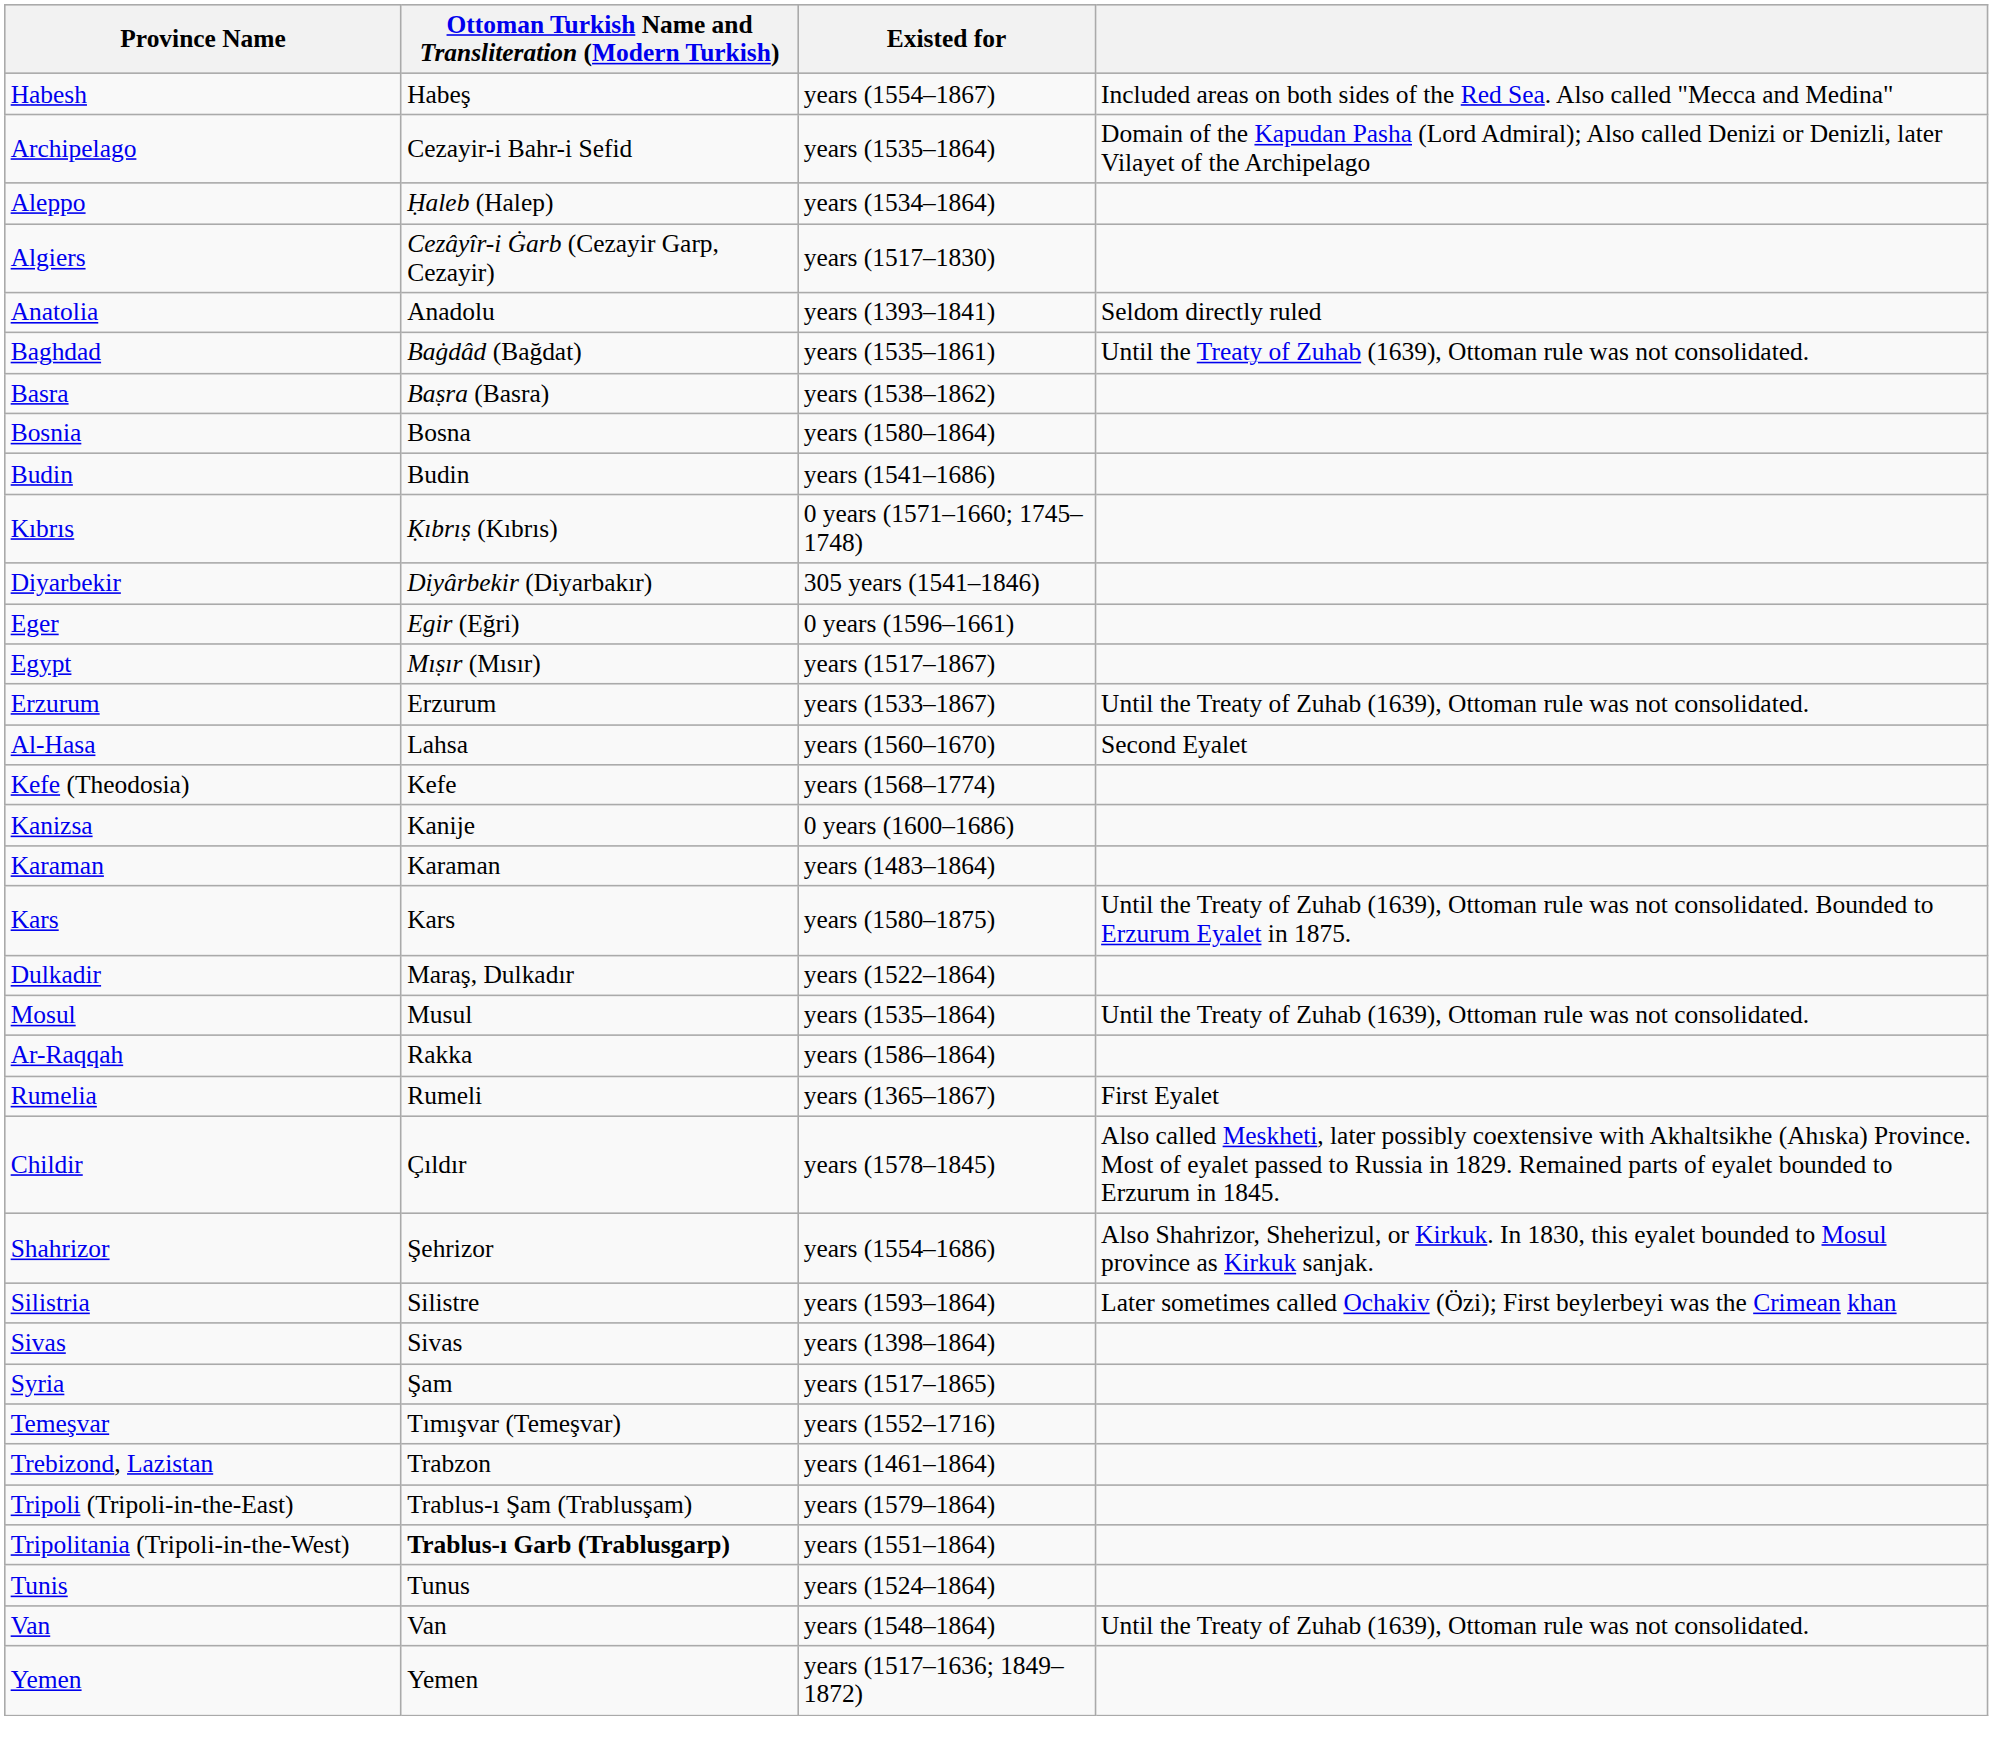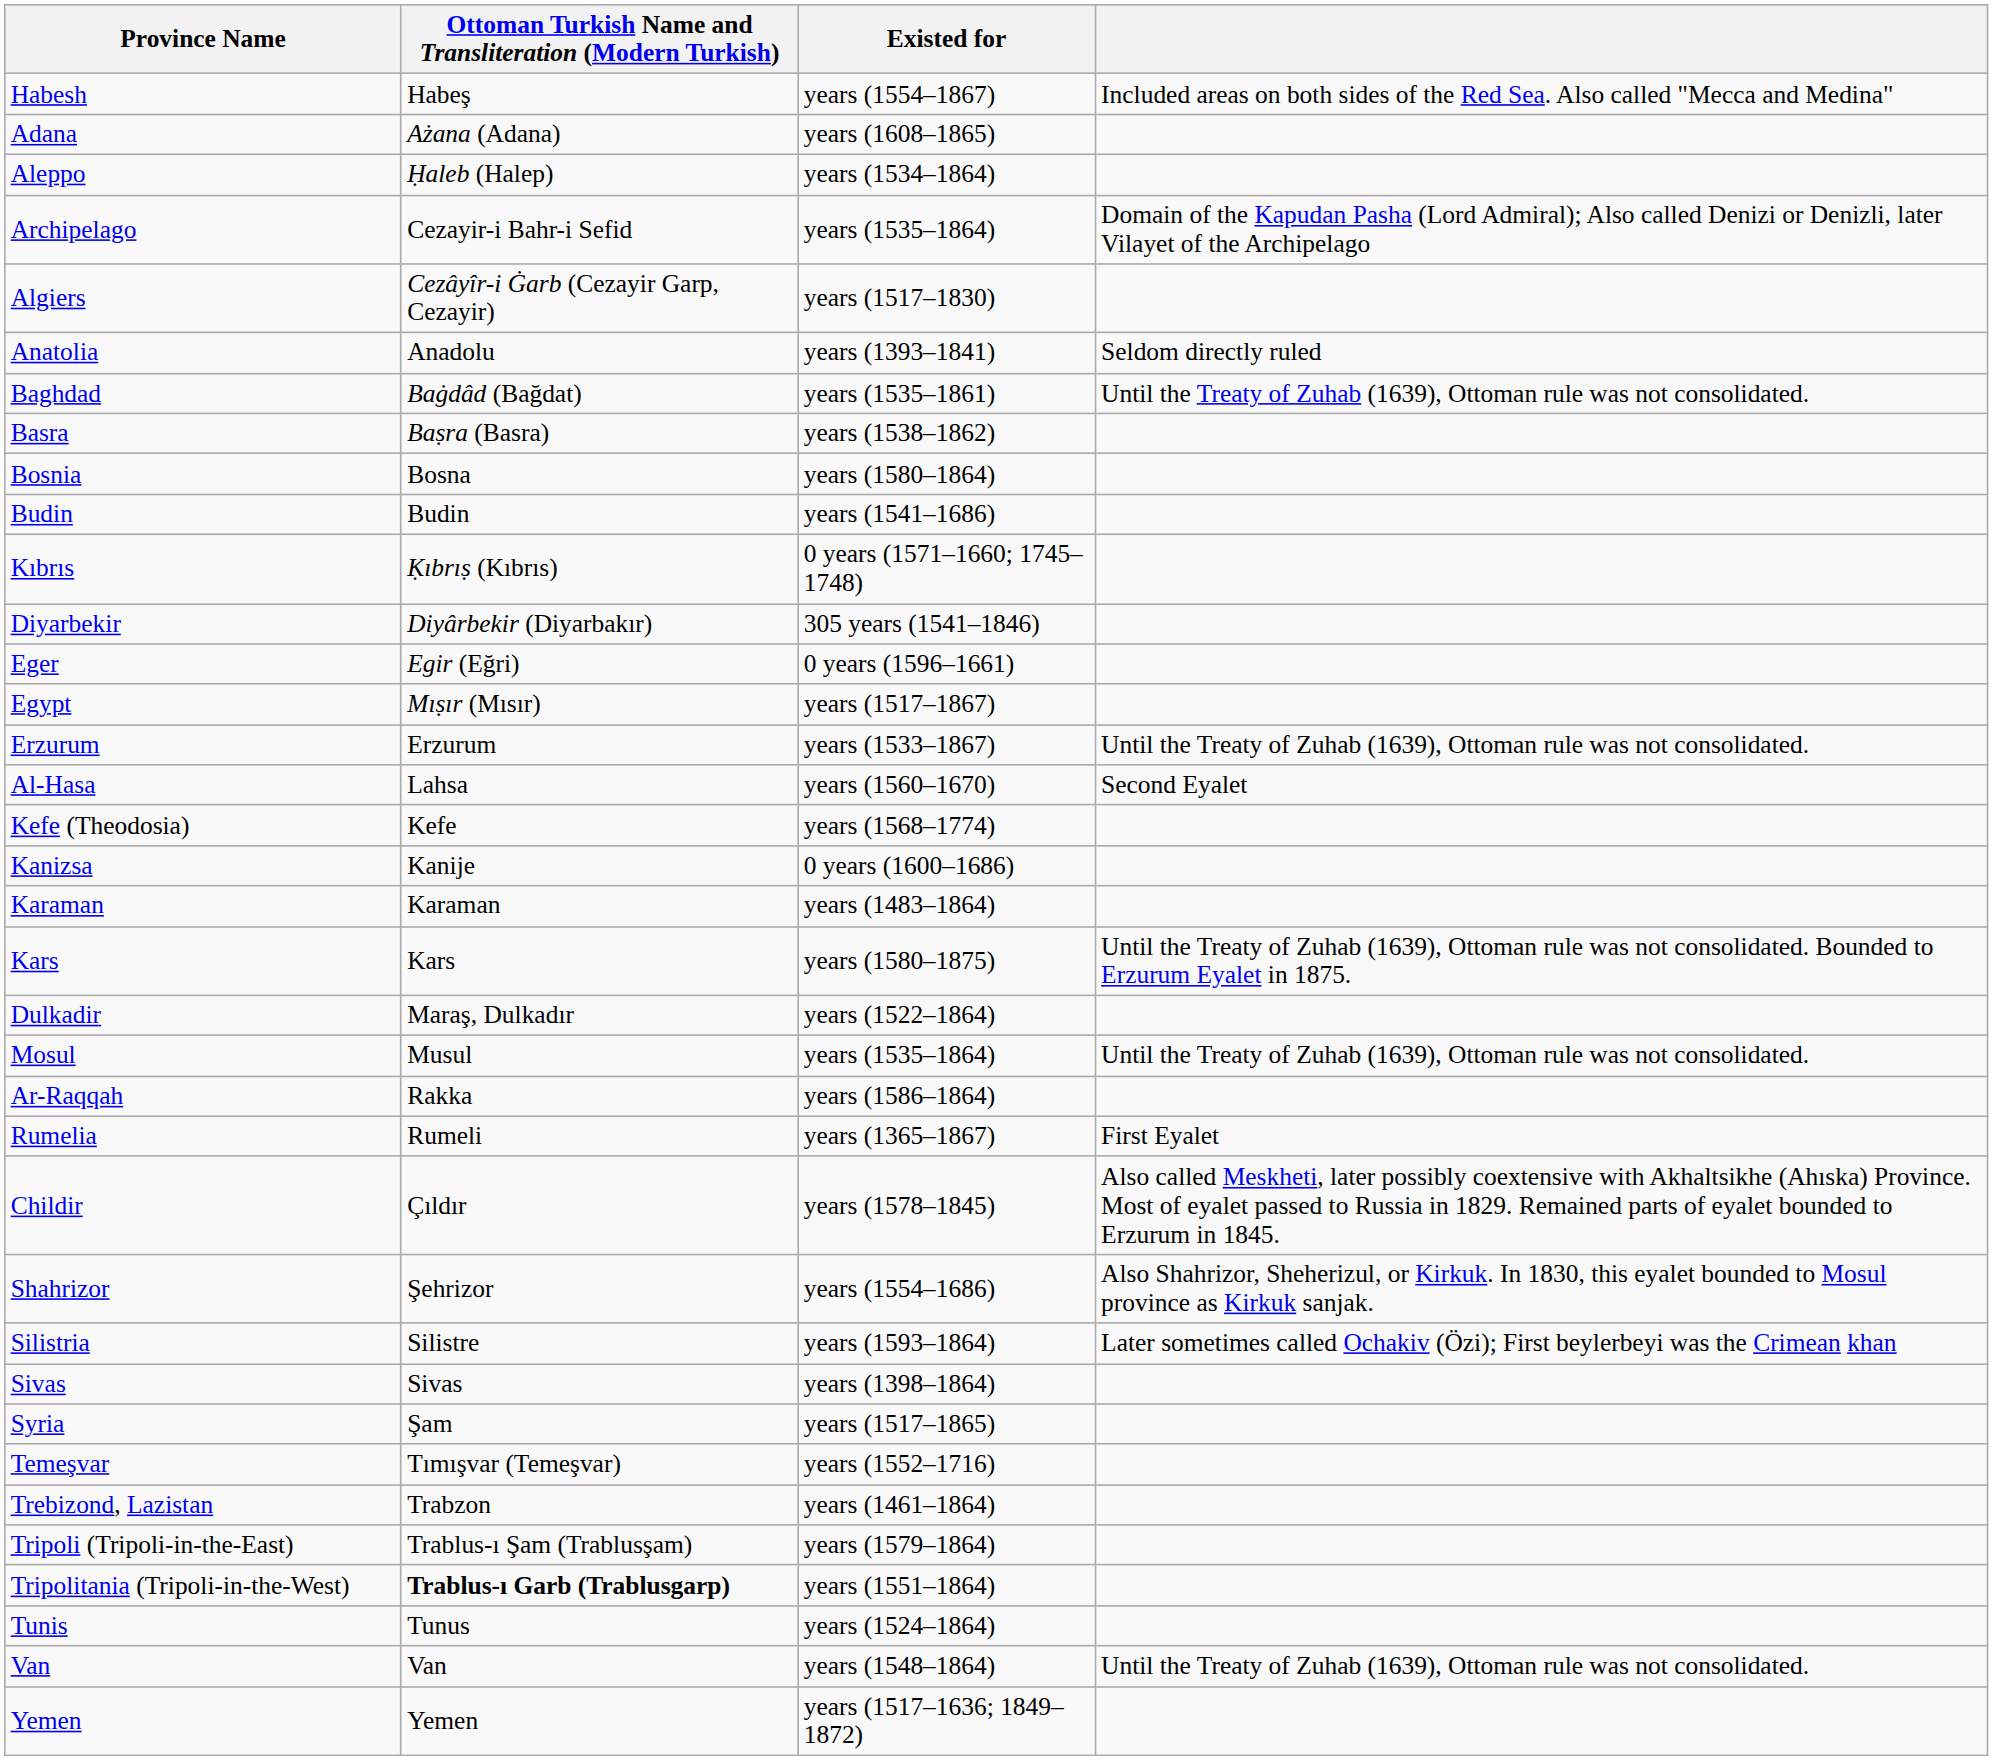+ row: (44, 133)
rows swapped: (74, 148) <-> (48, 202)
